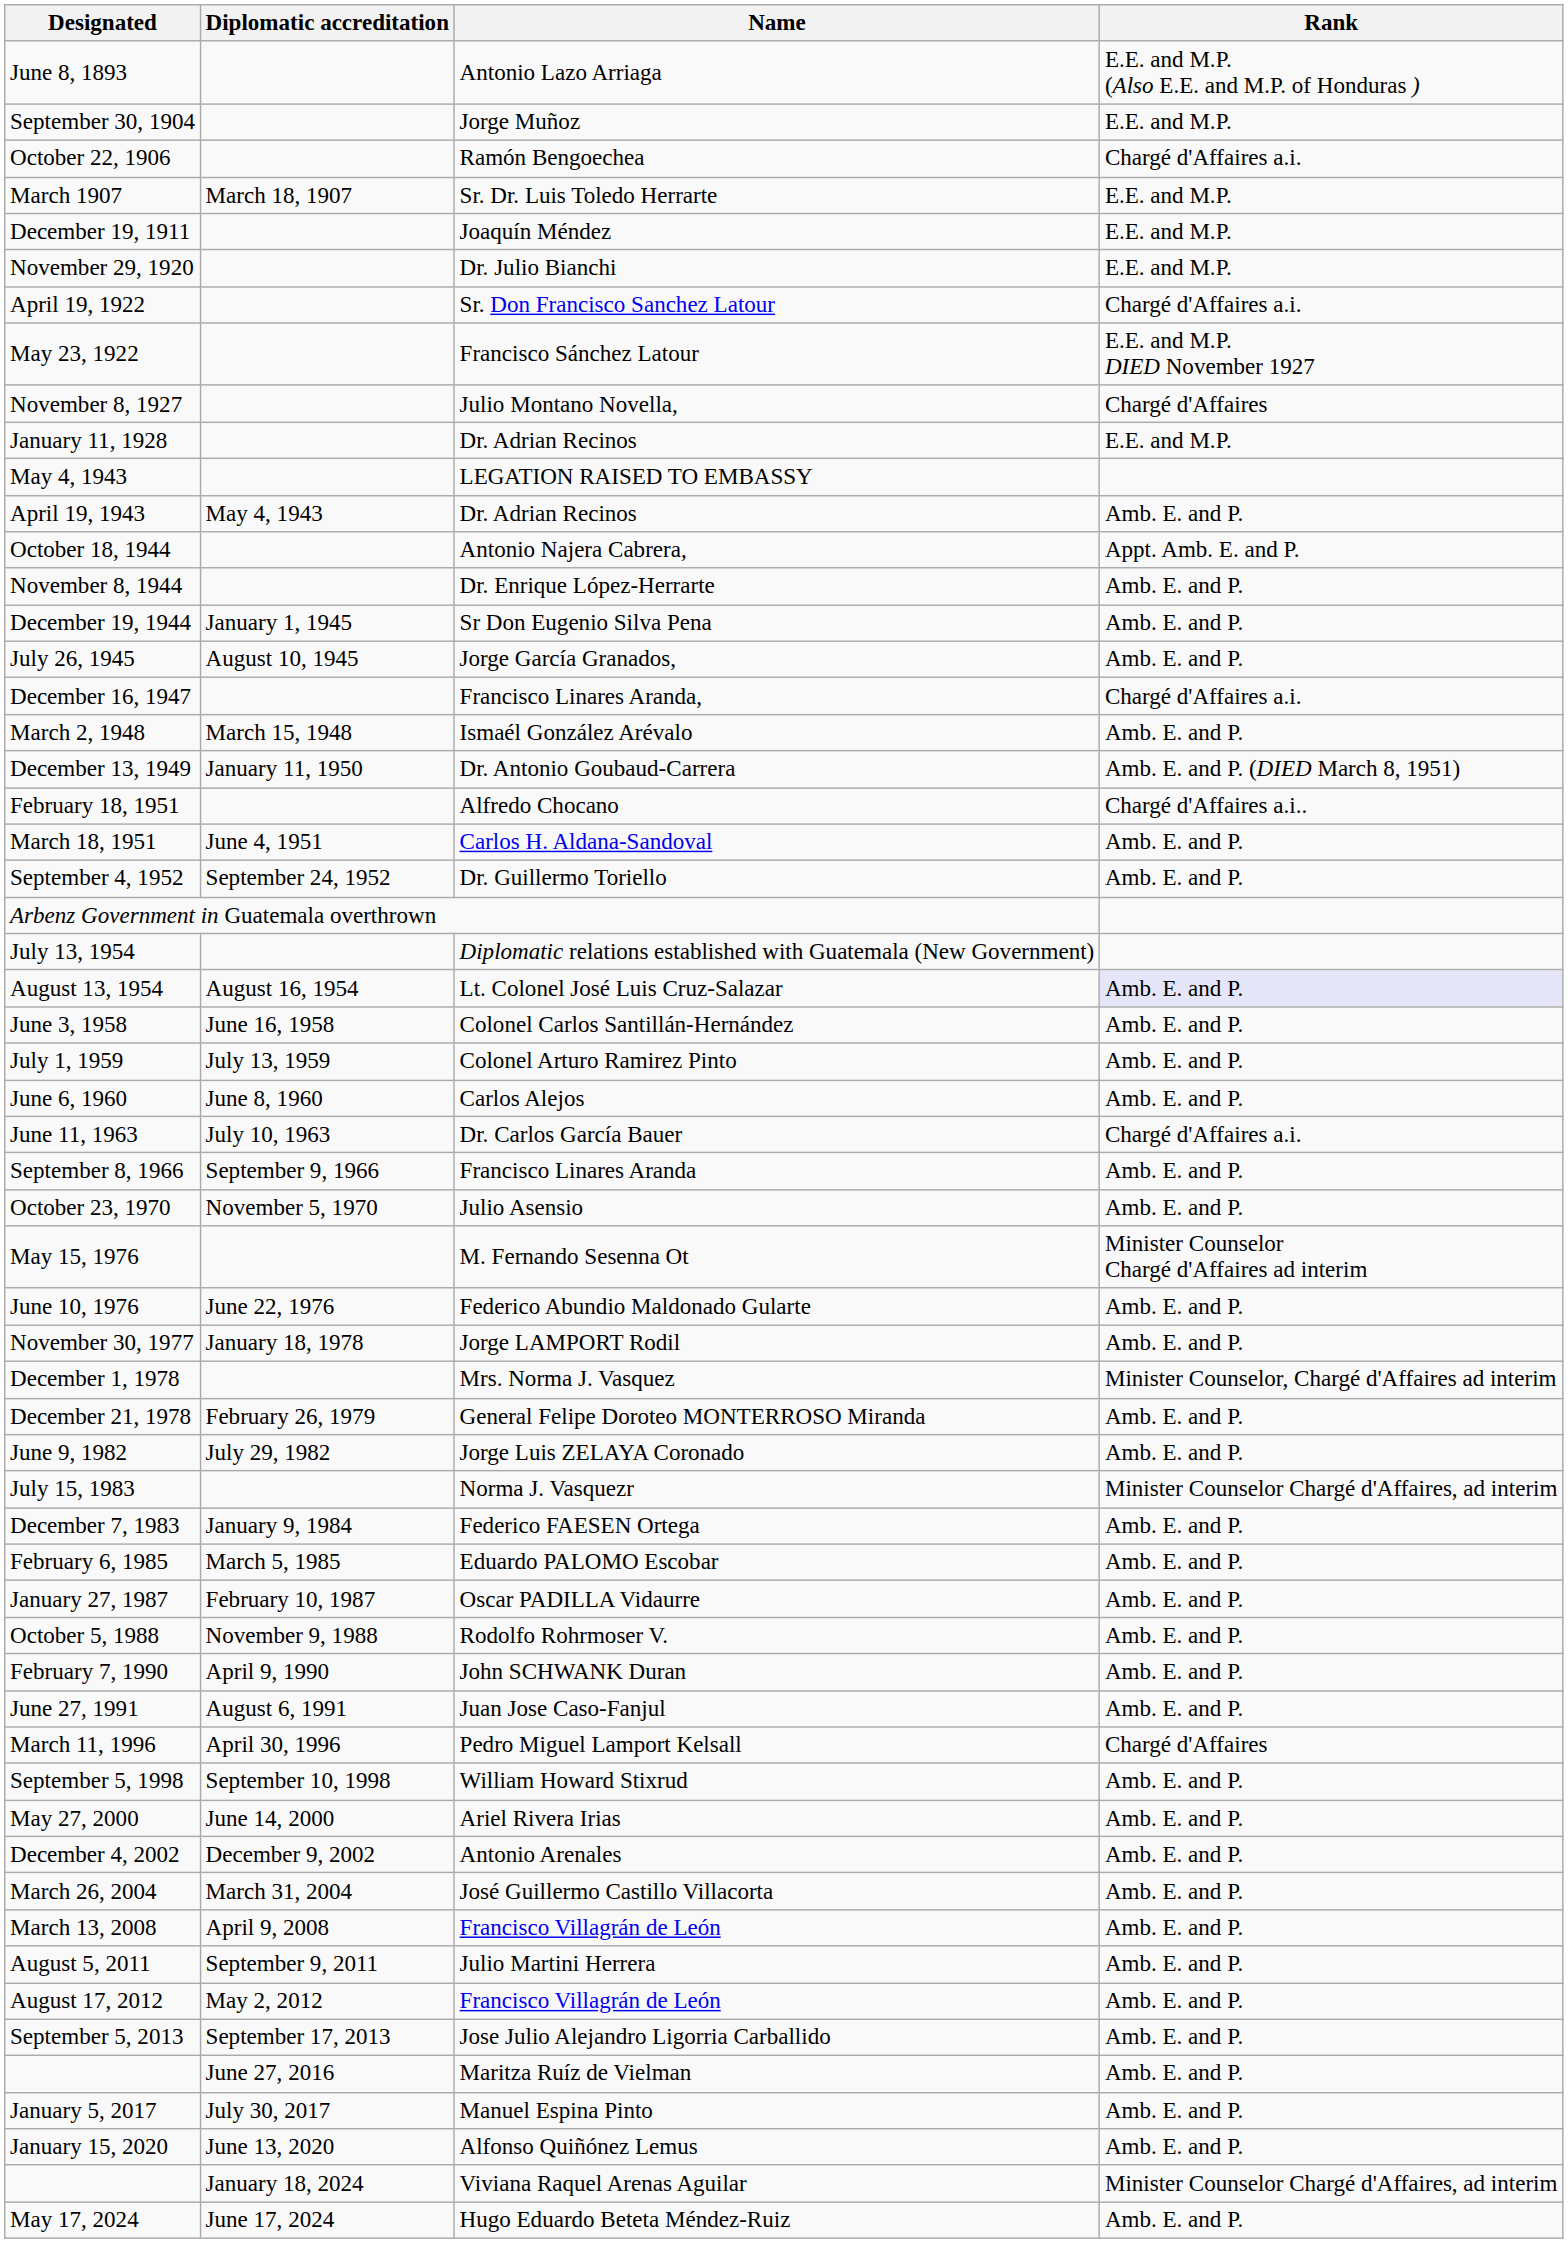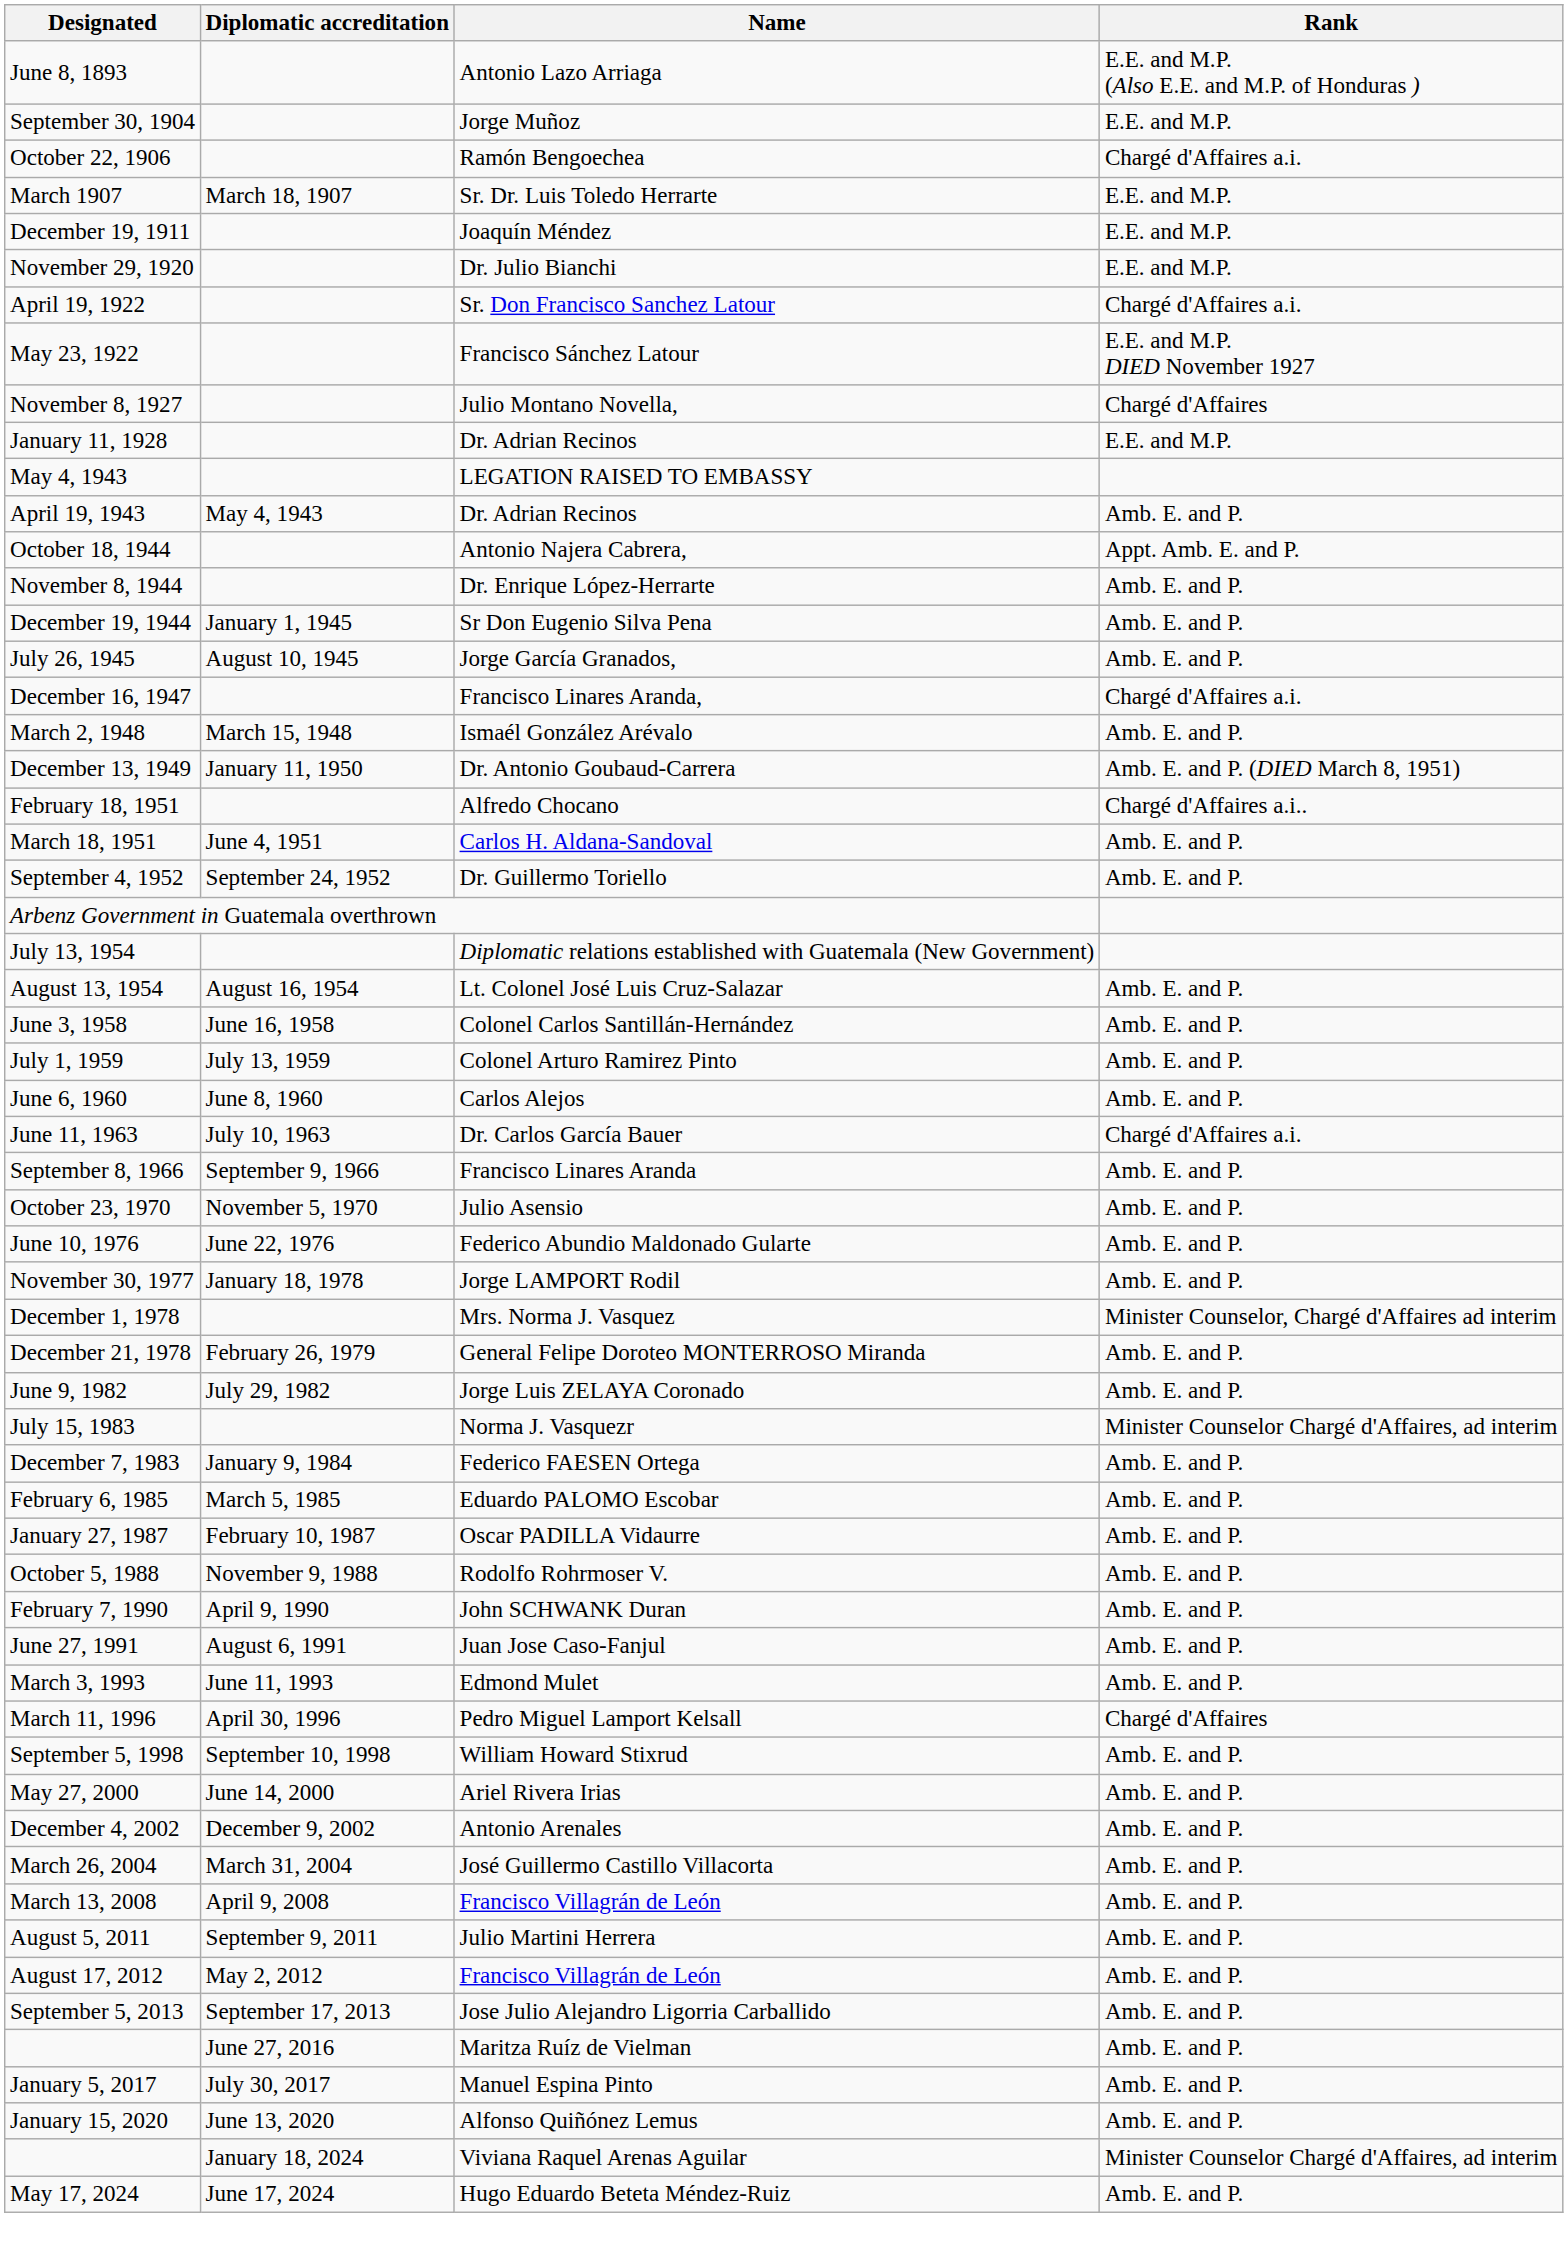(1174, 988) lavender background -> (1174, 988) no background
- row: (74, 1256)
+ row: (78, 1682)
